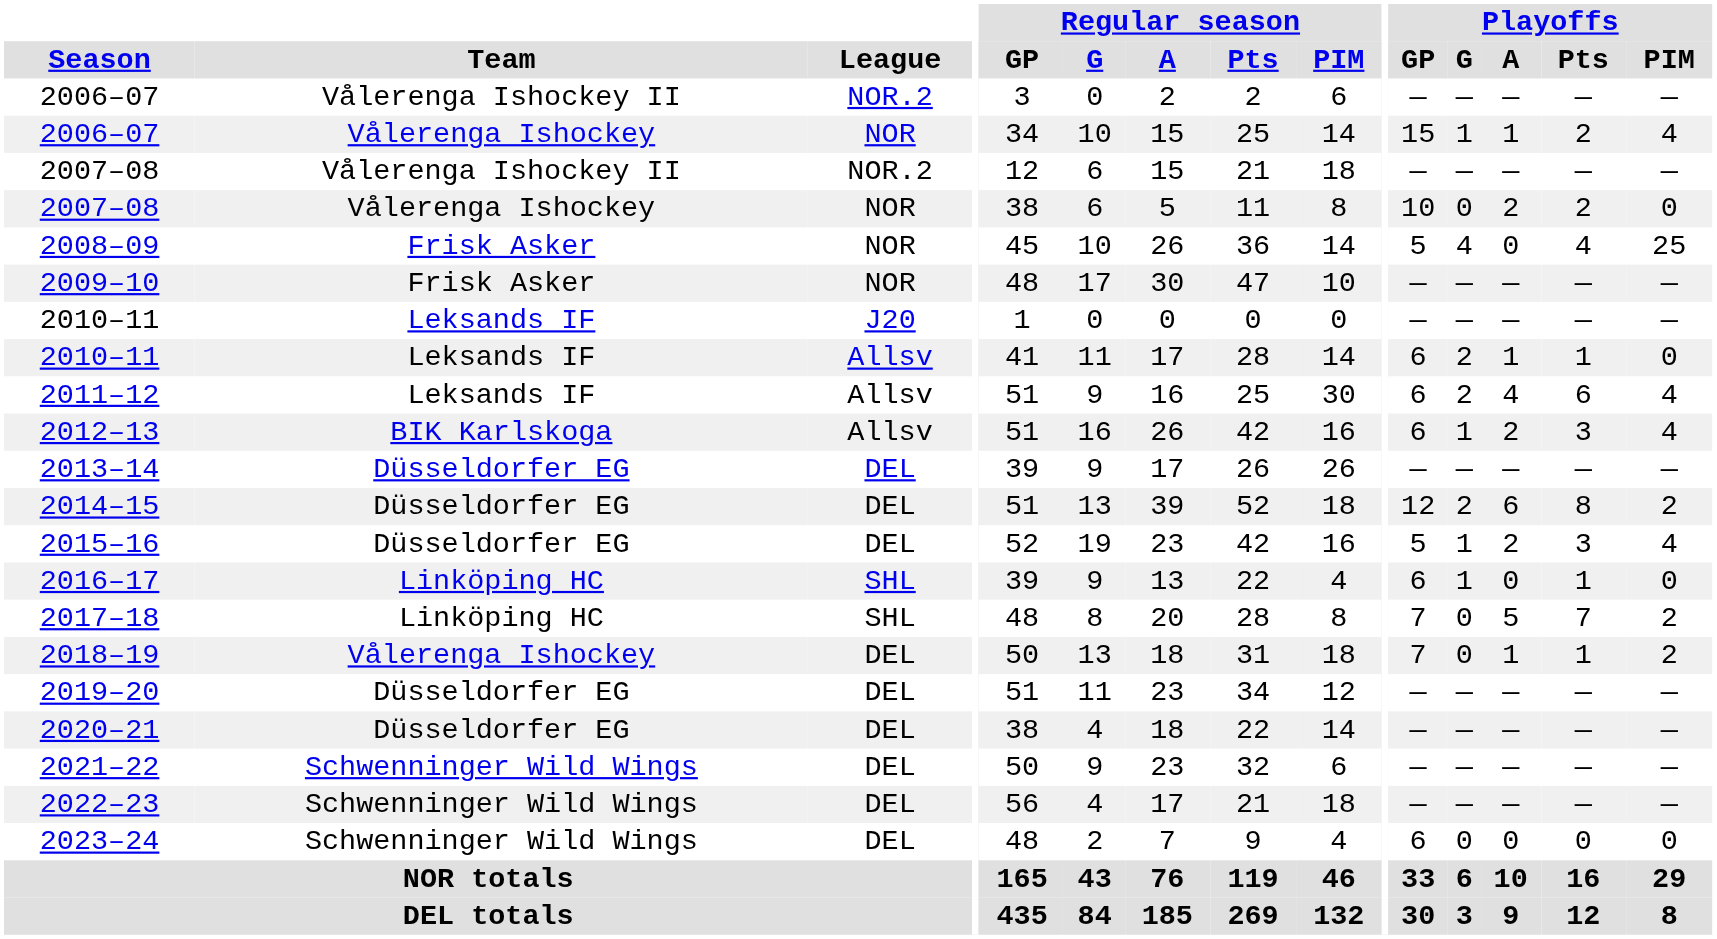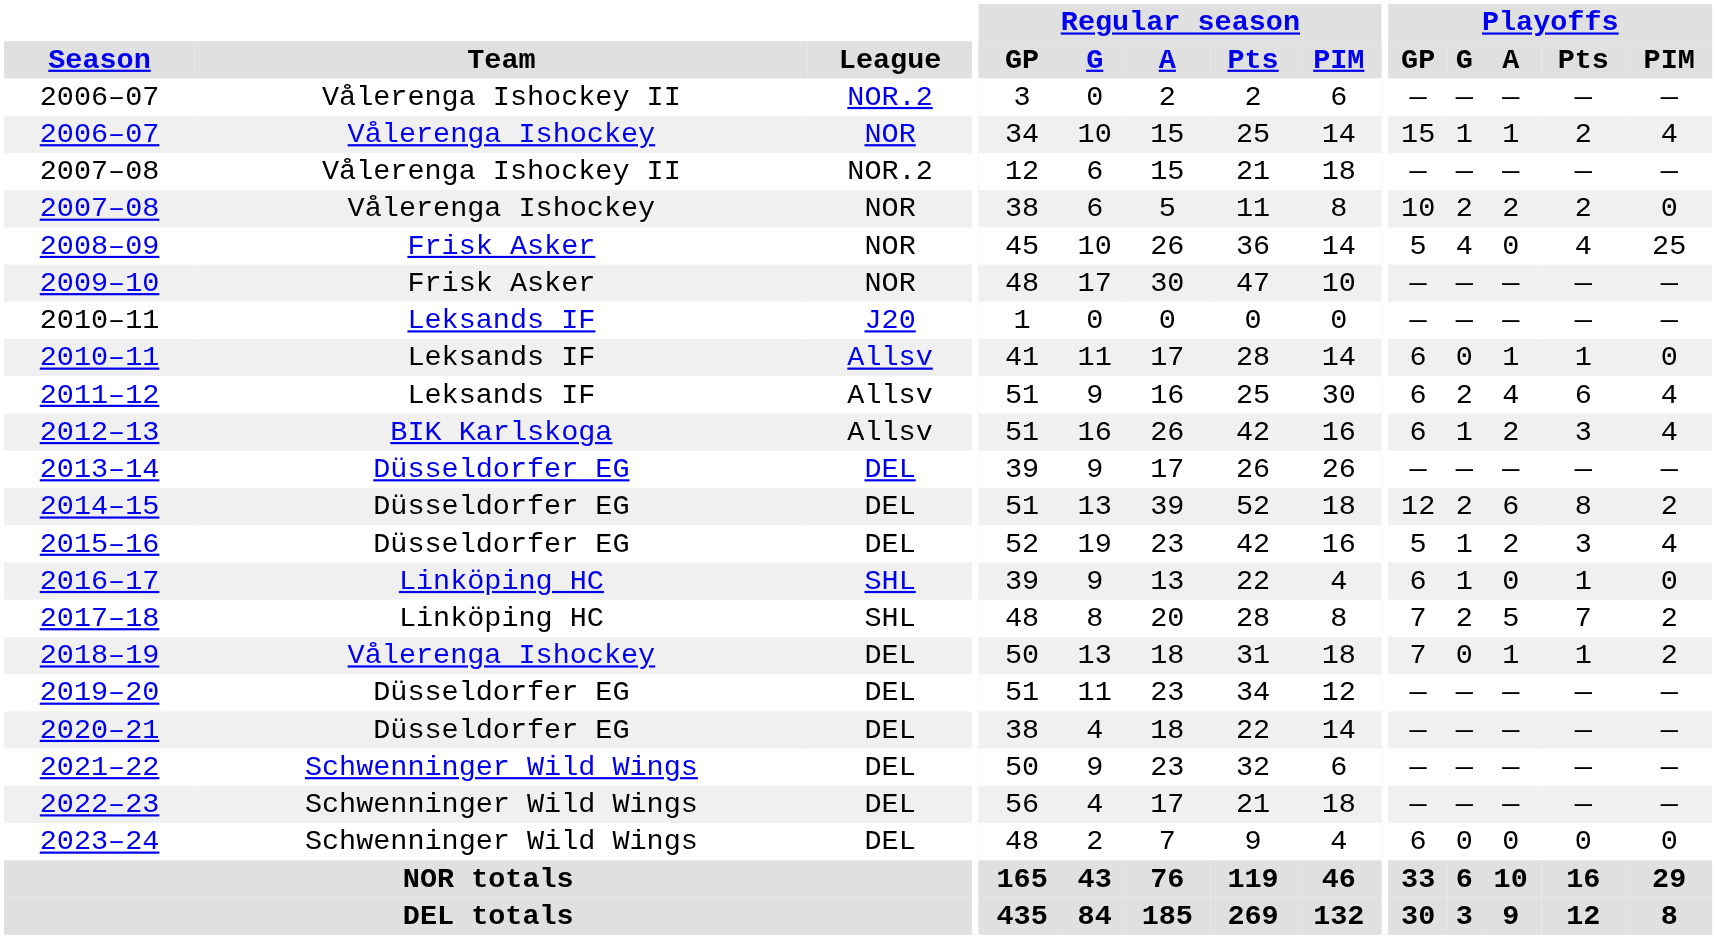(1464, 209) 0 -> (1464, 209) 2
(1464, 358) 2 -> (1464, 358) 0
(1464, 618) 0 -> (1464, 618) 2
